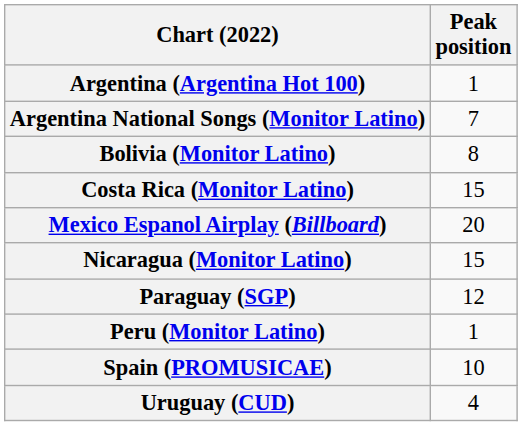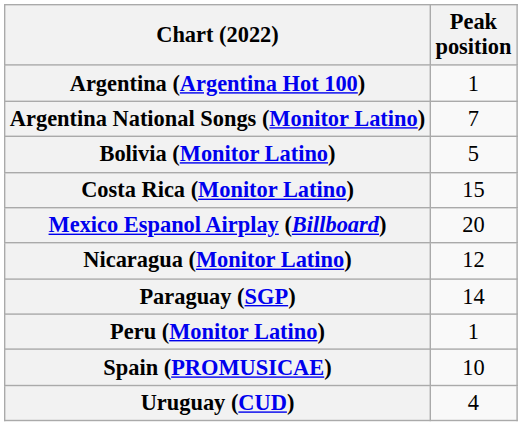(473, 154) 8 -> (473, 154) 5
(473, 260) 15 -> (473, 260) 12
(473, 296) 12 -> (473, 296) 14
